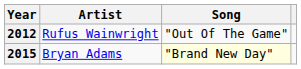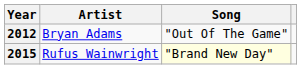(100, 34) Rufus Wainwright -> (82, 34) Bryan Adams
(82, 54) Bryan Adams -> (100, 54) Rufus Wainwright
